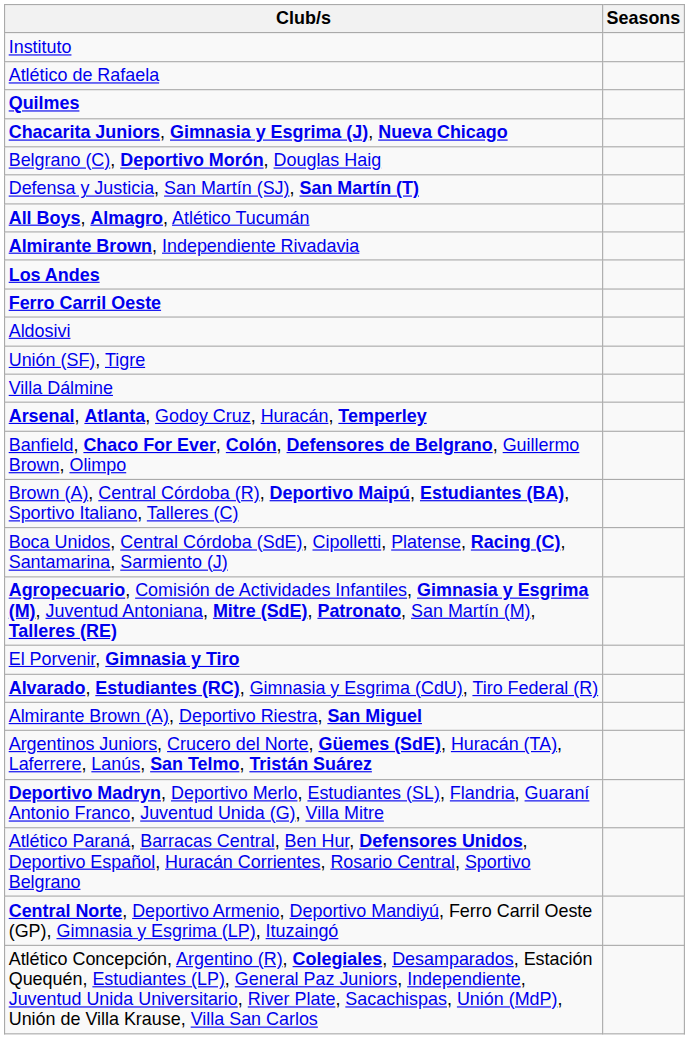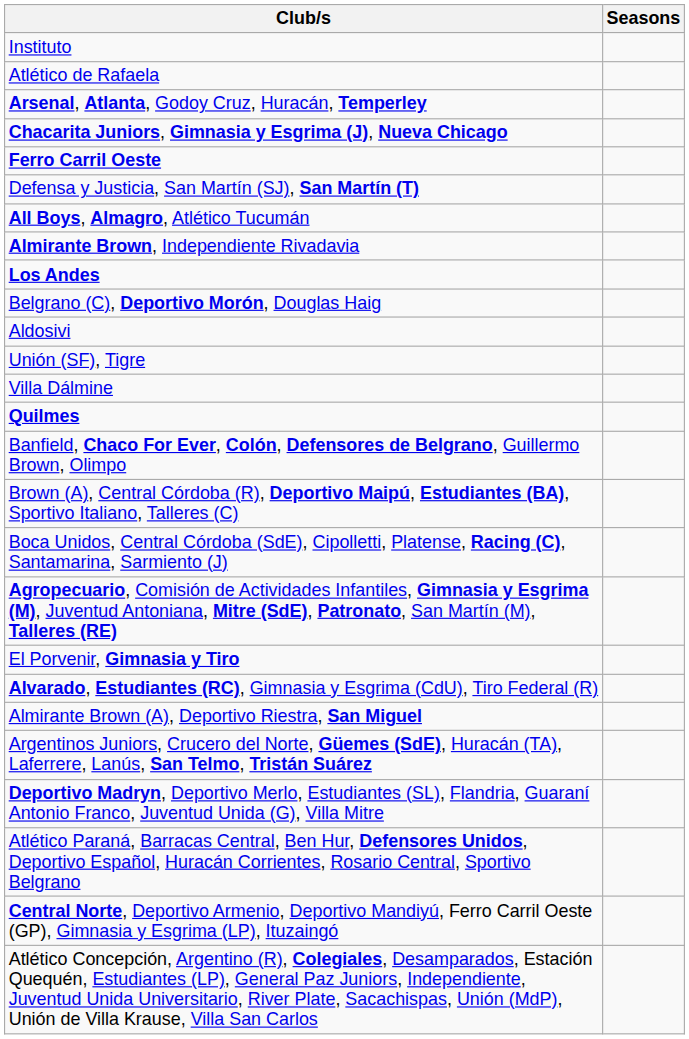rows swapped: (44, 103) <-> (218, 416)
rows swapped: (85, 302) <-> (195, 160)
